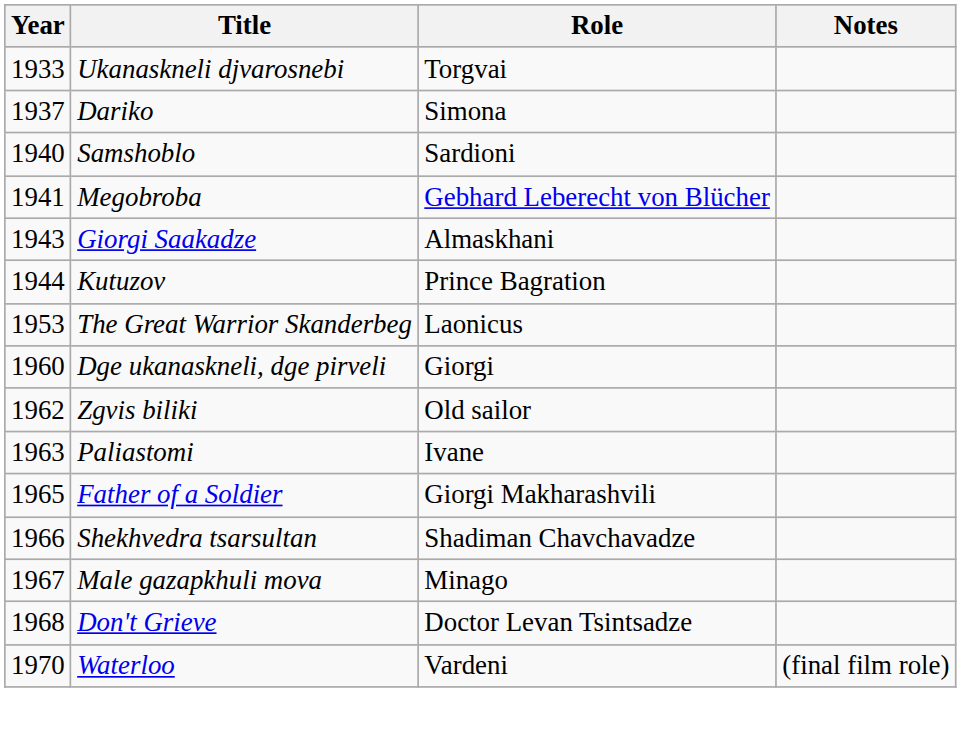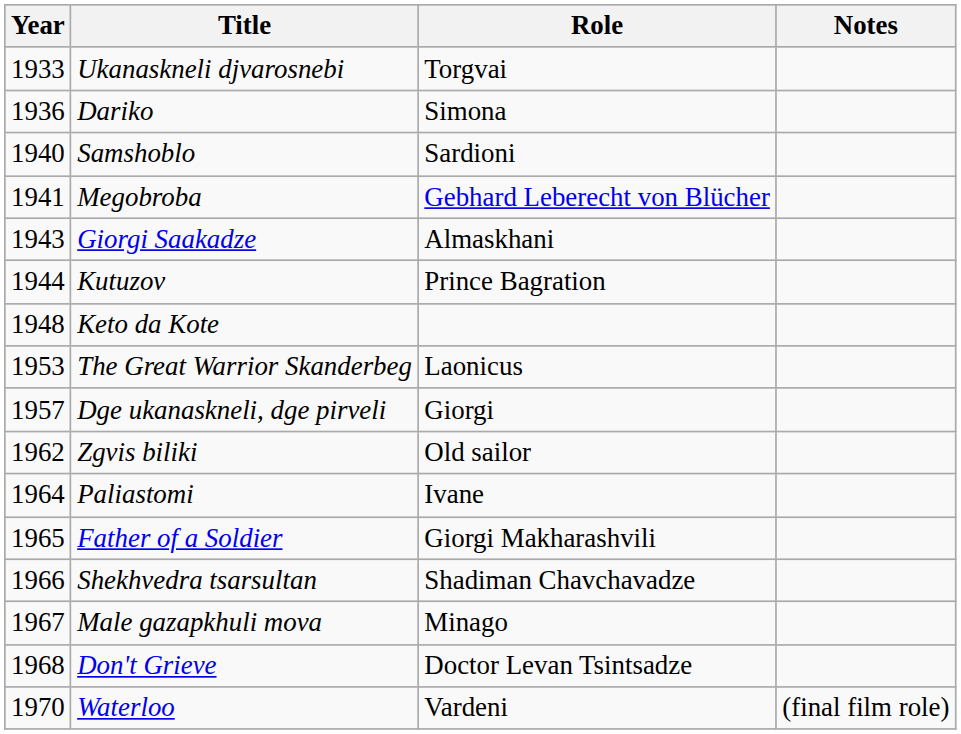(38, 111) 1937 -> (38, 111) 1936
+ row: (148, 324)
(38, 366) 1960 -> (38, 409) 1957
(38, 452) 1963 -> (38, 494) 1964
